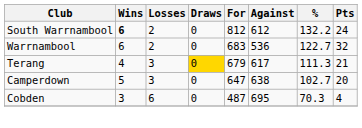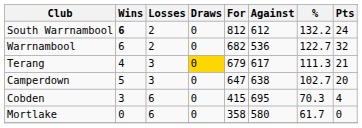(236, 47) 683 -> (236, 47) 682
(236, 98) 487 -> (236, 98) 415
+ row: (32, 115)
